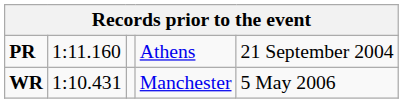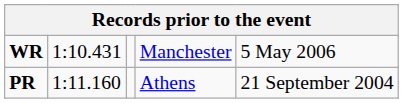rows swapped: (22, 51) <-> (26, 82)
